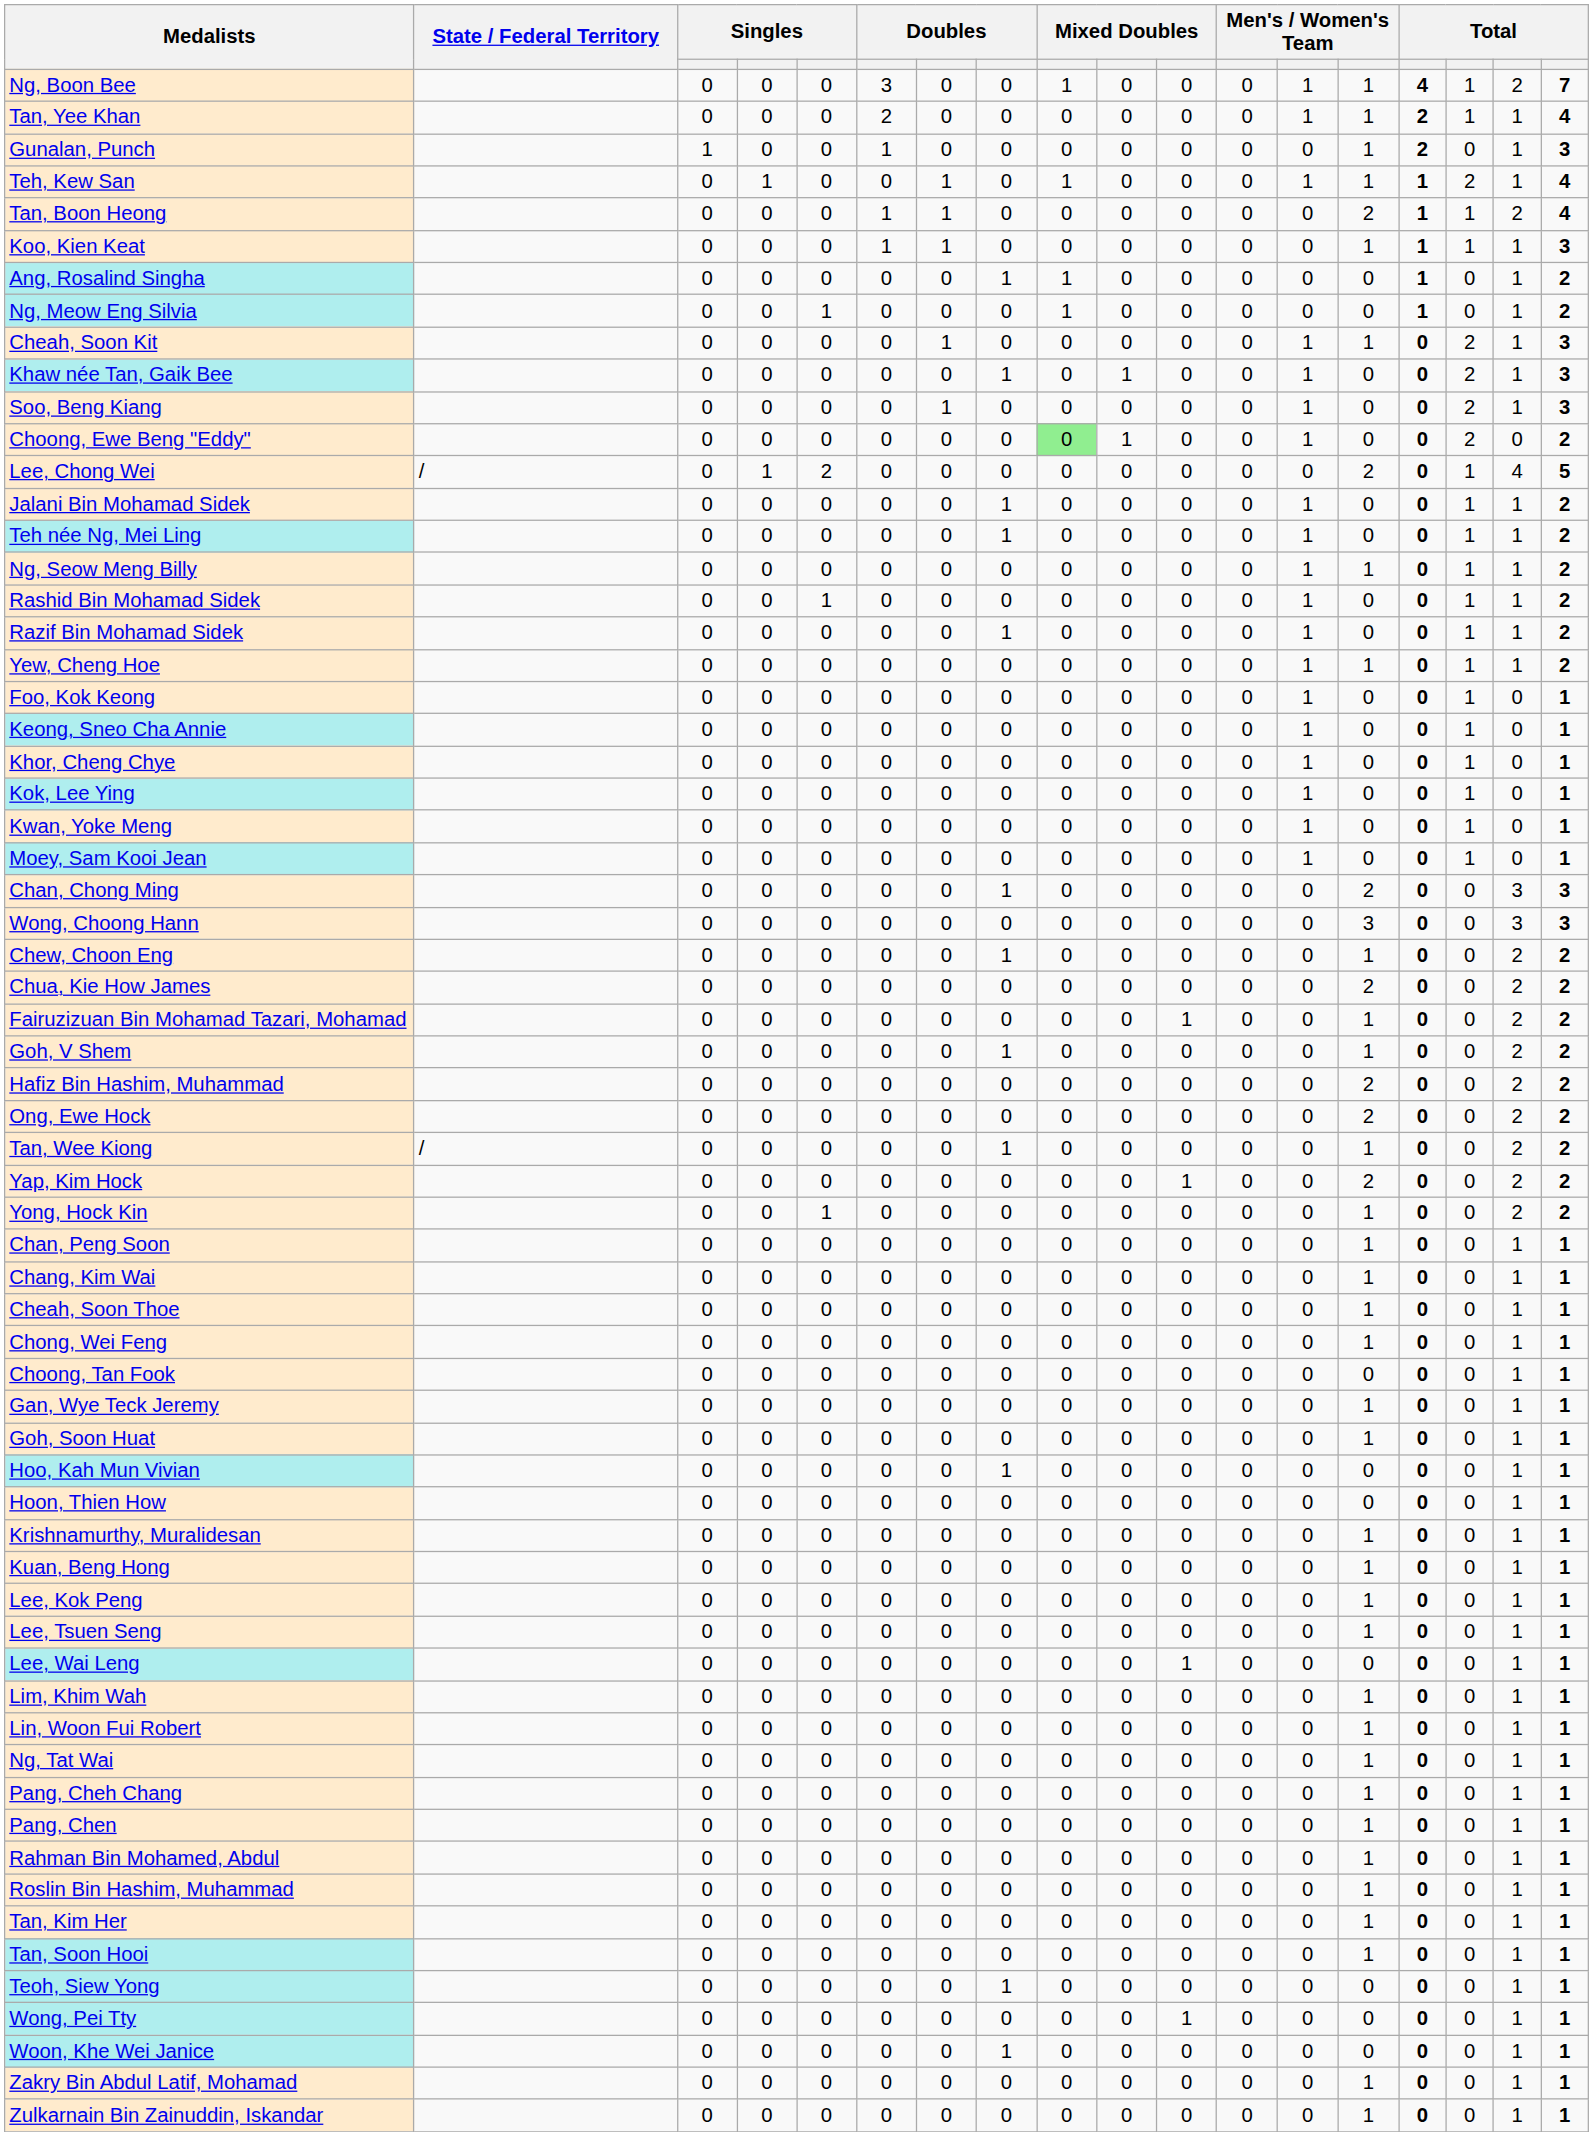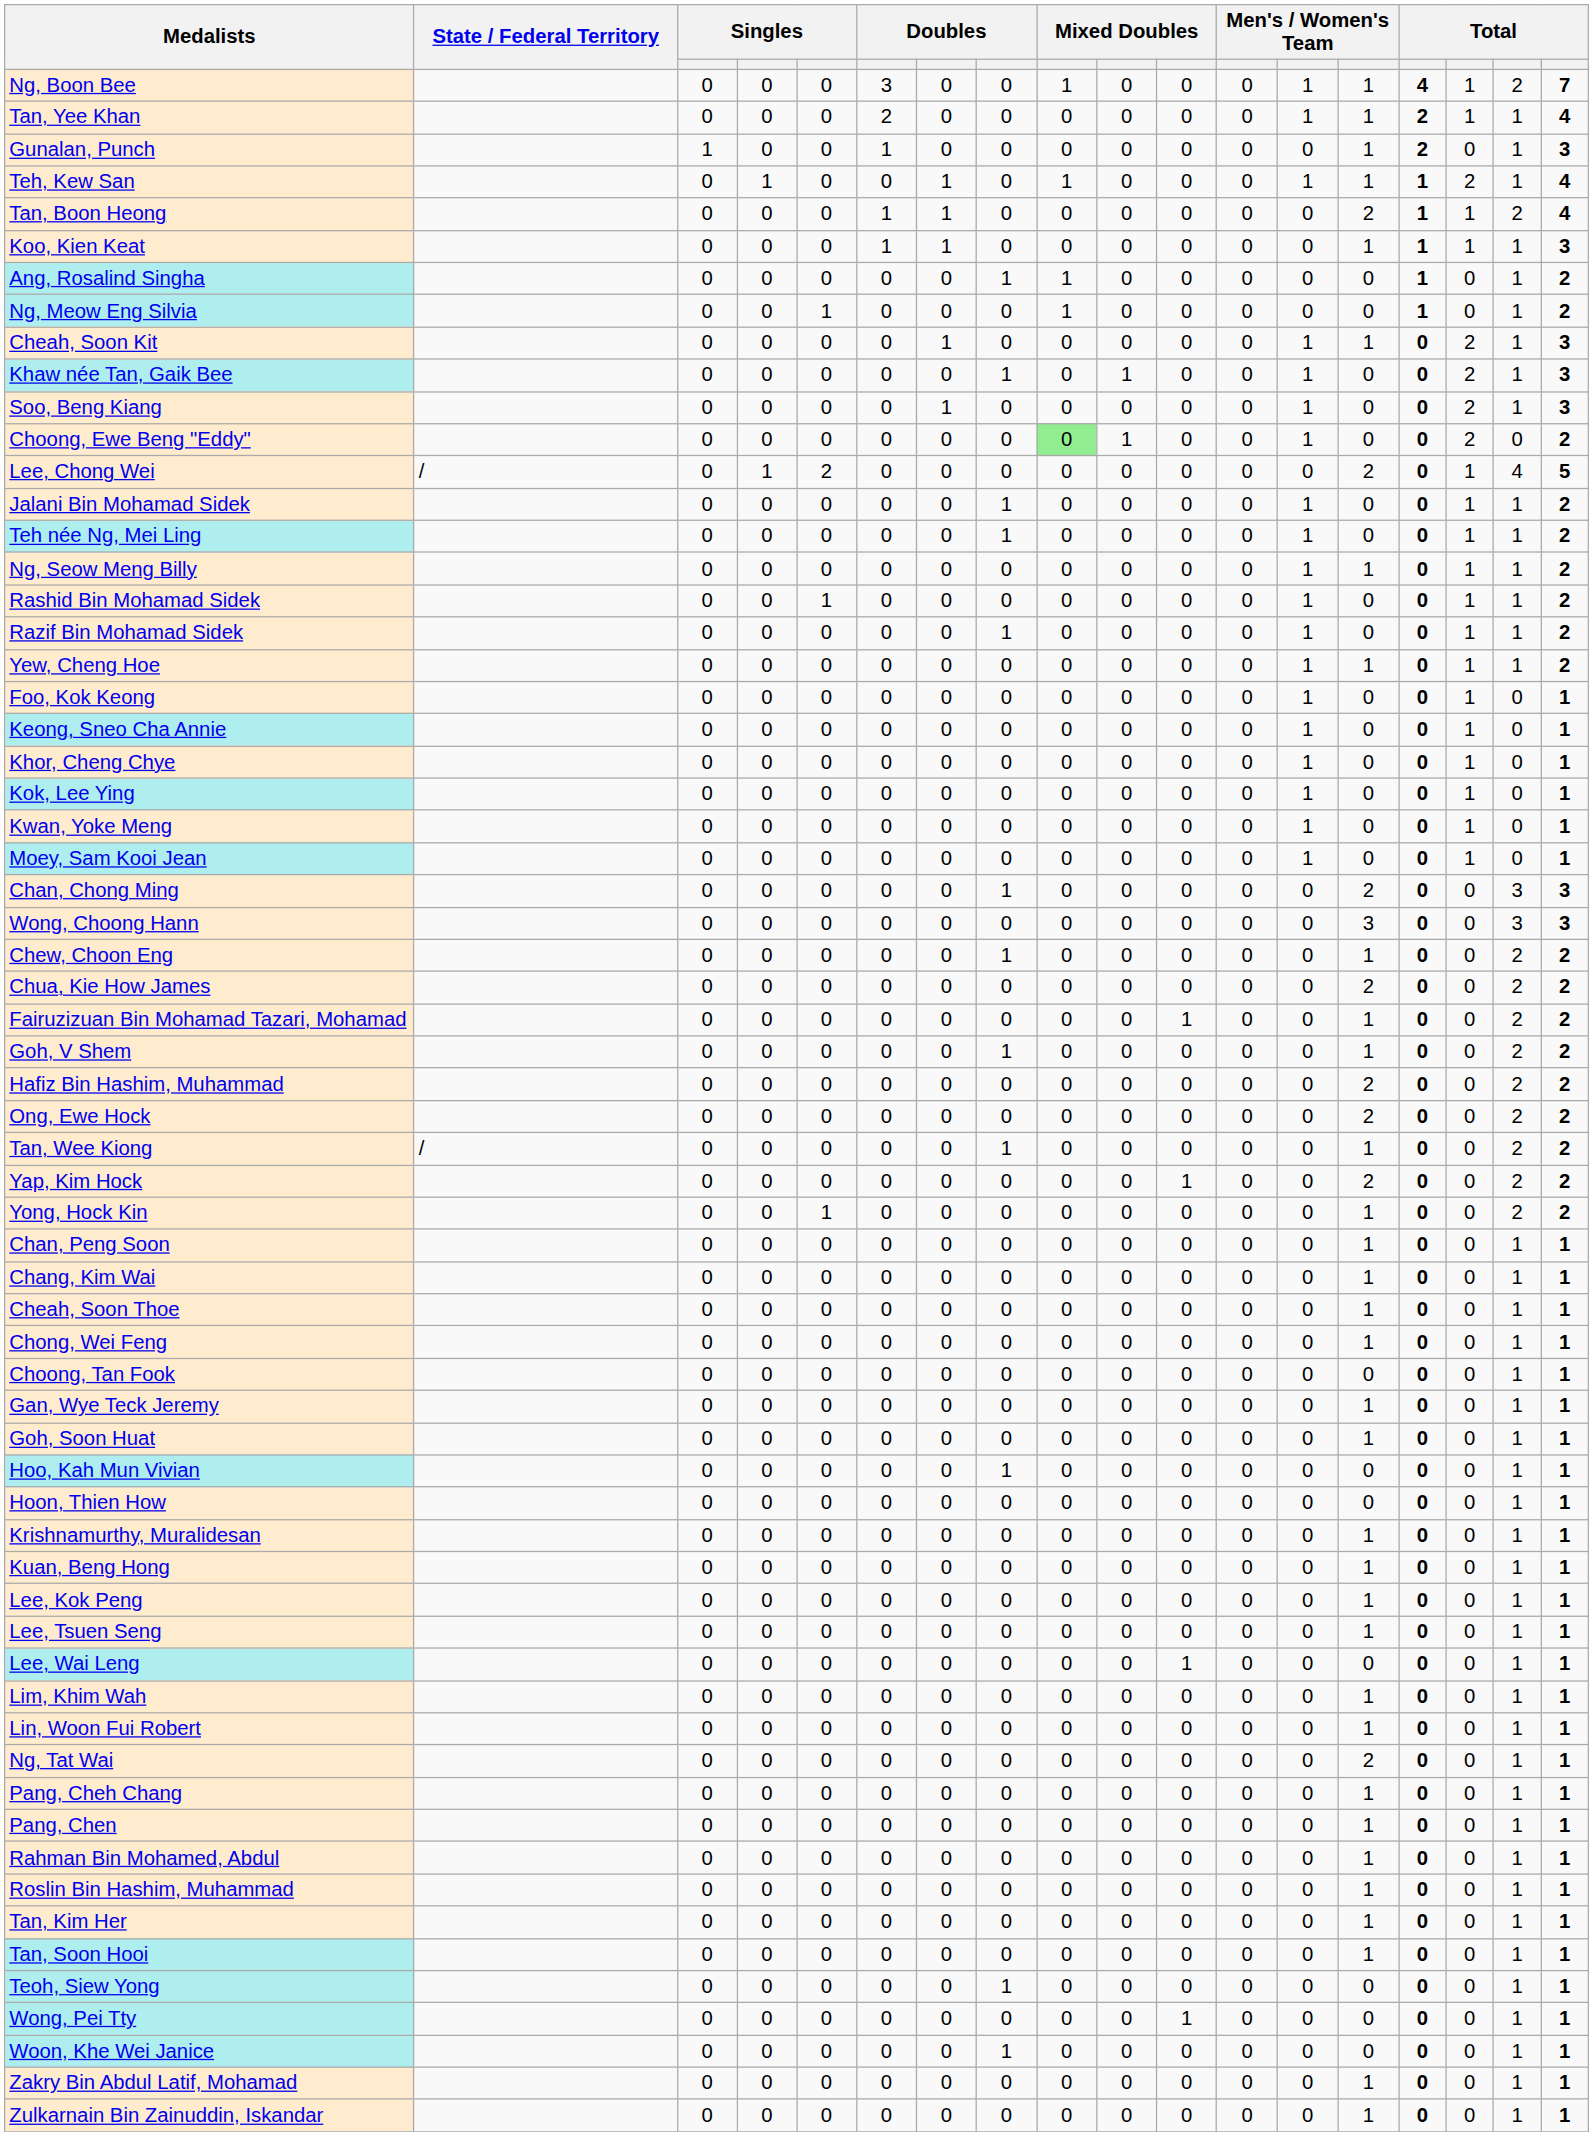(1368, 1760) 1 -> (1368, 1760) 2
